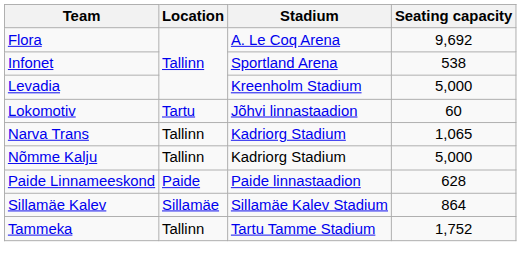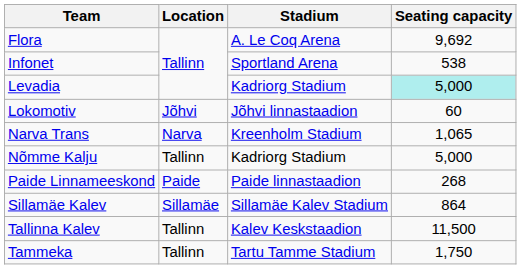(296, 87) Kreenholm Stadium -> (288, 87) Kadriorg Stadium
(454, 87) no background -> (454, 87) paleturquoise background
(179, 110) Tartu -> (179, 110) Jõhvi
(183, 134) Tallinn -> (182, 134) Narva
(288, 134) Kadriorg Stadium -> (296, 134) Kreenholm Stadium
(454, 181) 628 -> (454, 181) 268
+ row: (54, 228)
(454, 228) 1,752 -> (454, 252) 1,750
